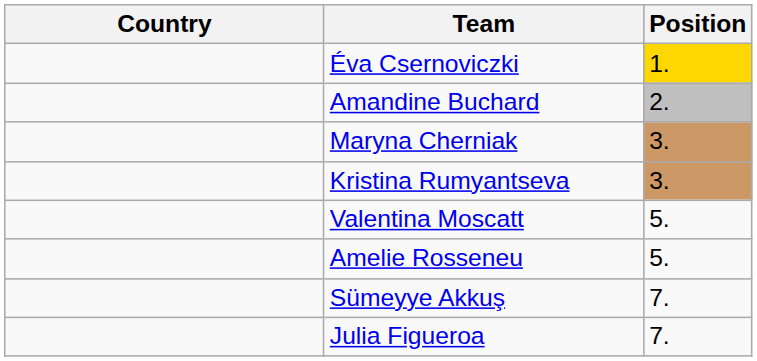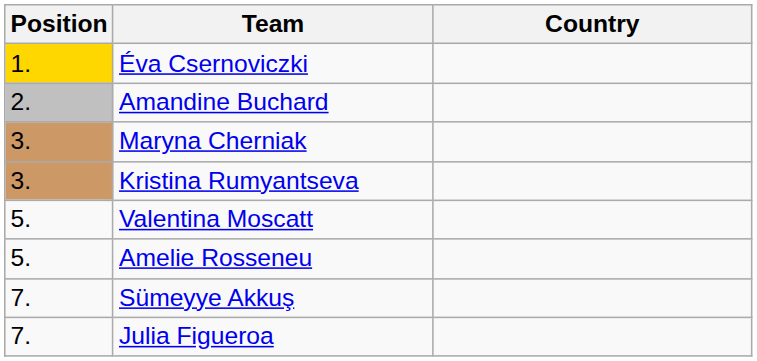columns swapped: (698, 24) <-> (164, 24)
